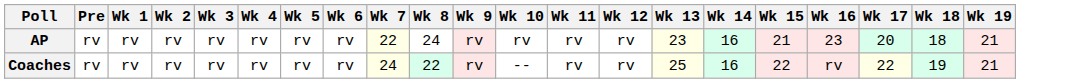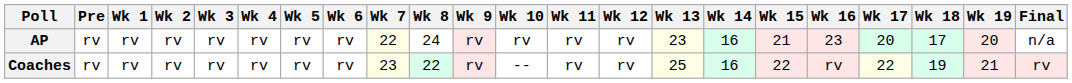+ column: (1042, 17)
(938, 41) 18 -> (938, 41) 17
(990, 41) 21 -> (990, 41) 20
(388, 65) 24 -> (388, 65) 23
